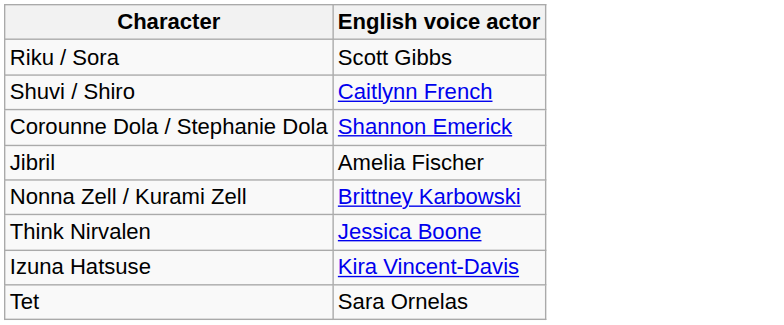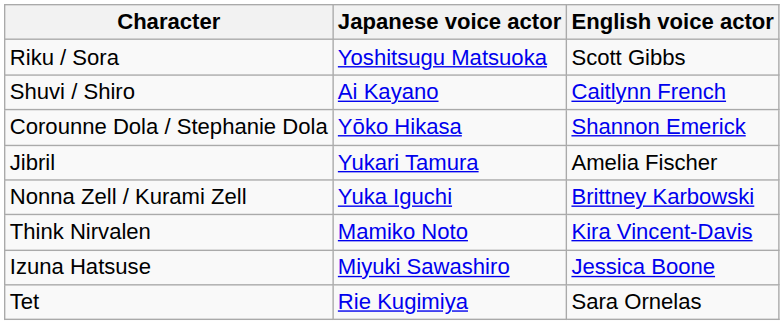+ column: (450, 22)
(410, 232) Jessica Boone -> (662, 232) Kira Vincent-Davis
(428, 267) Kira Vincent-Davis -> (643, 267) Jessica Boone
